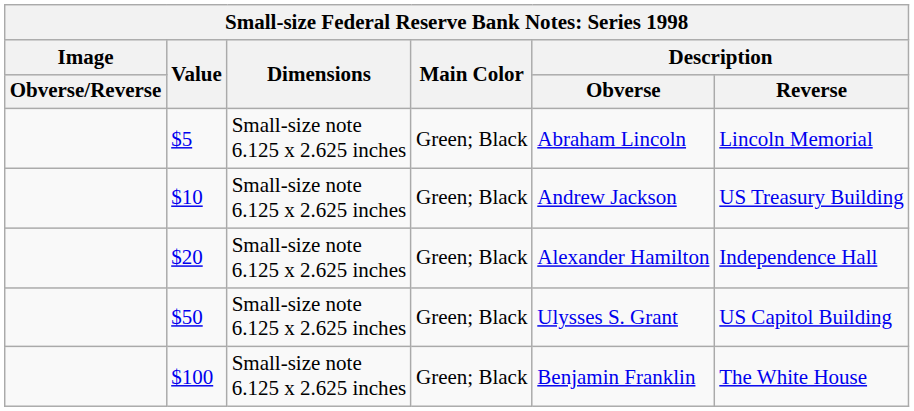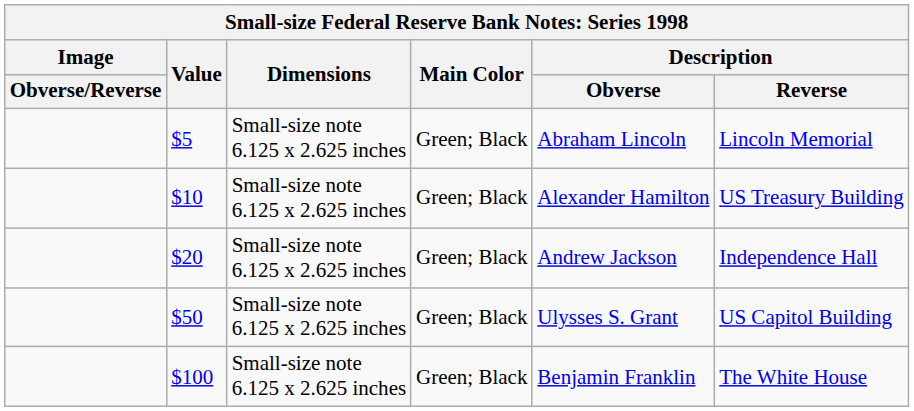(607, 198) Andrew Jackson -> (623, 198) Alexander Hamilton
(623, 257) Alexander Hamilton -> (607, 257) Andrew Jackson
